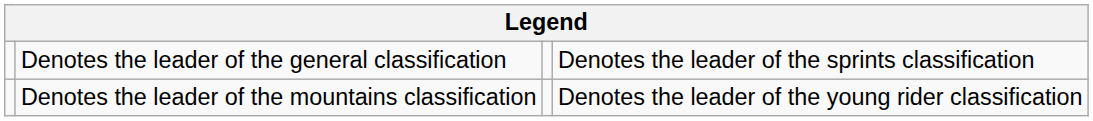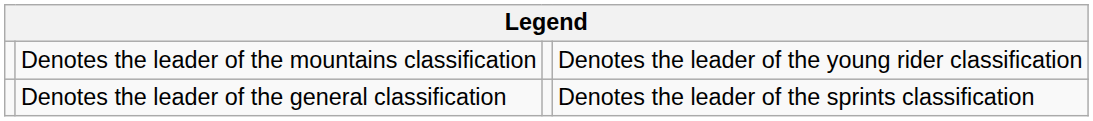rows swapped: (264, 60) <-> (279, 97)
